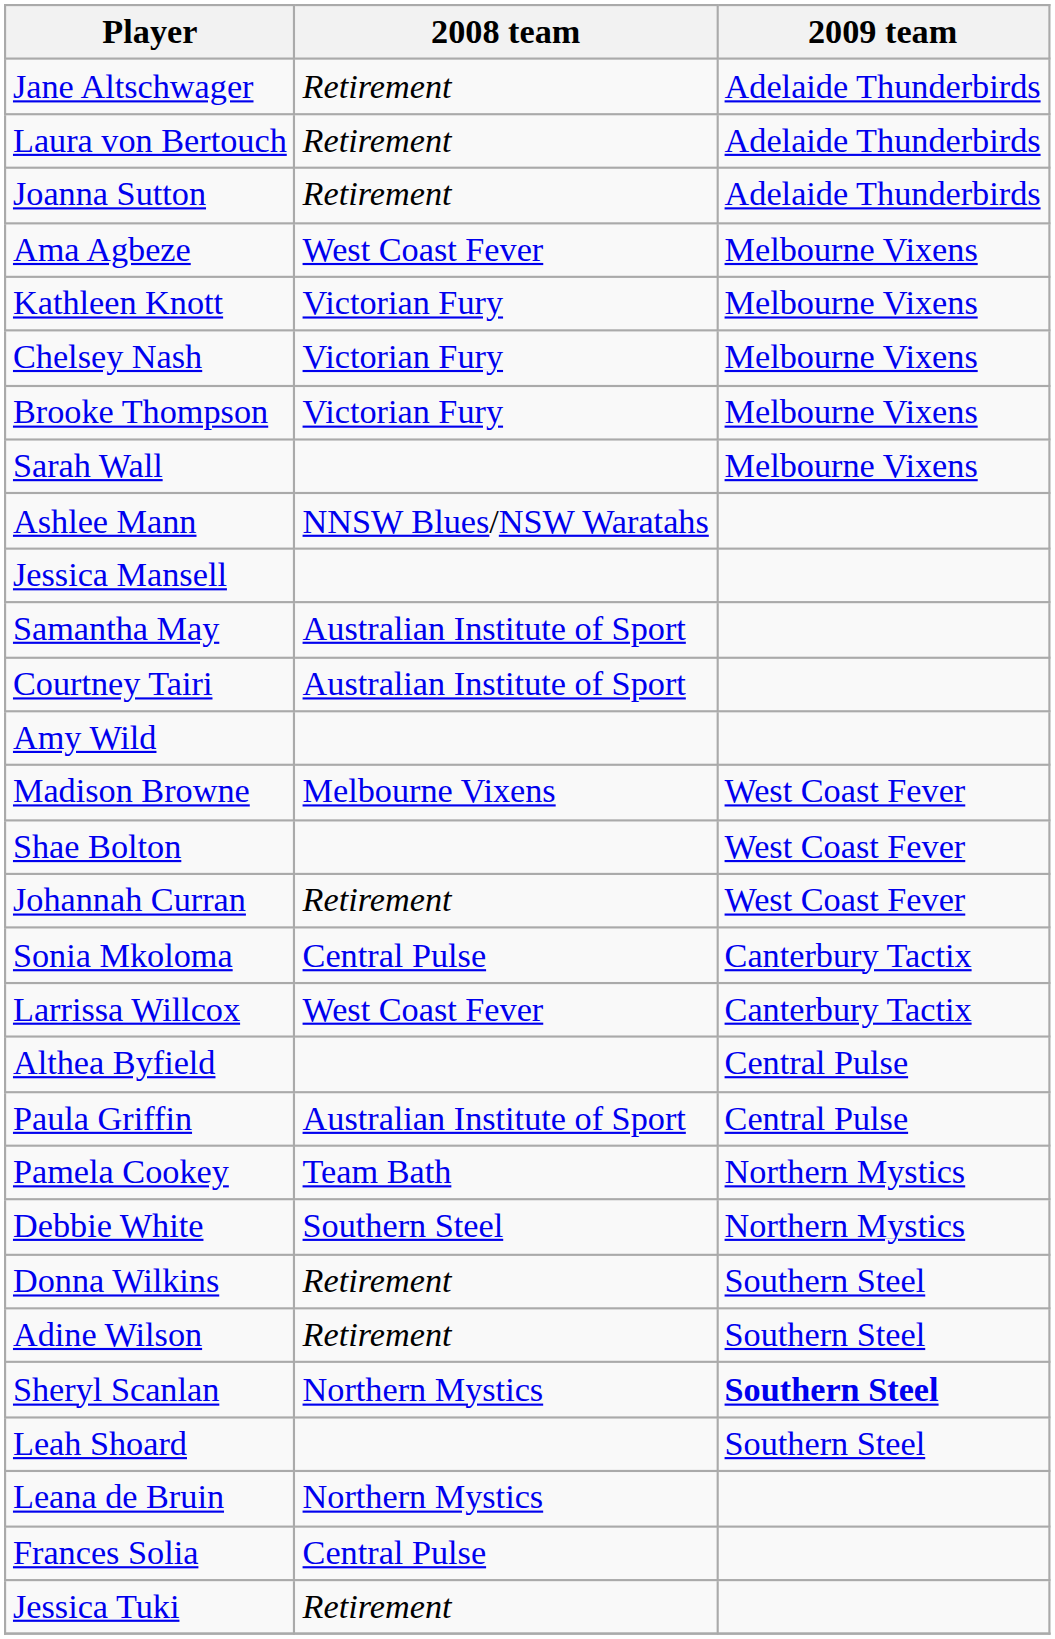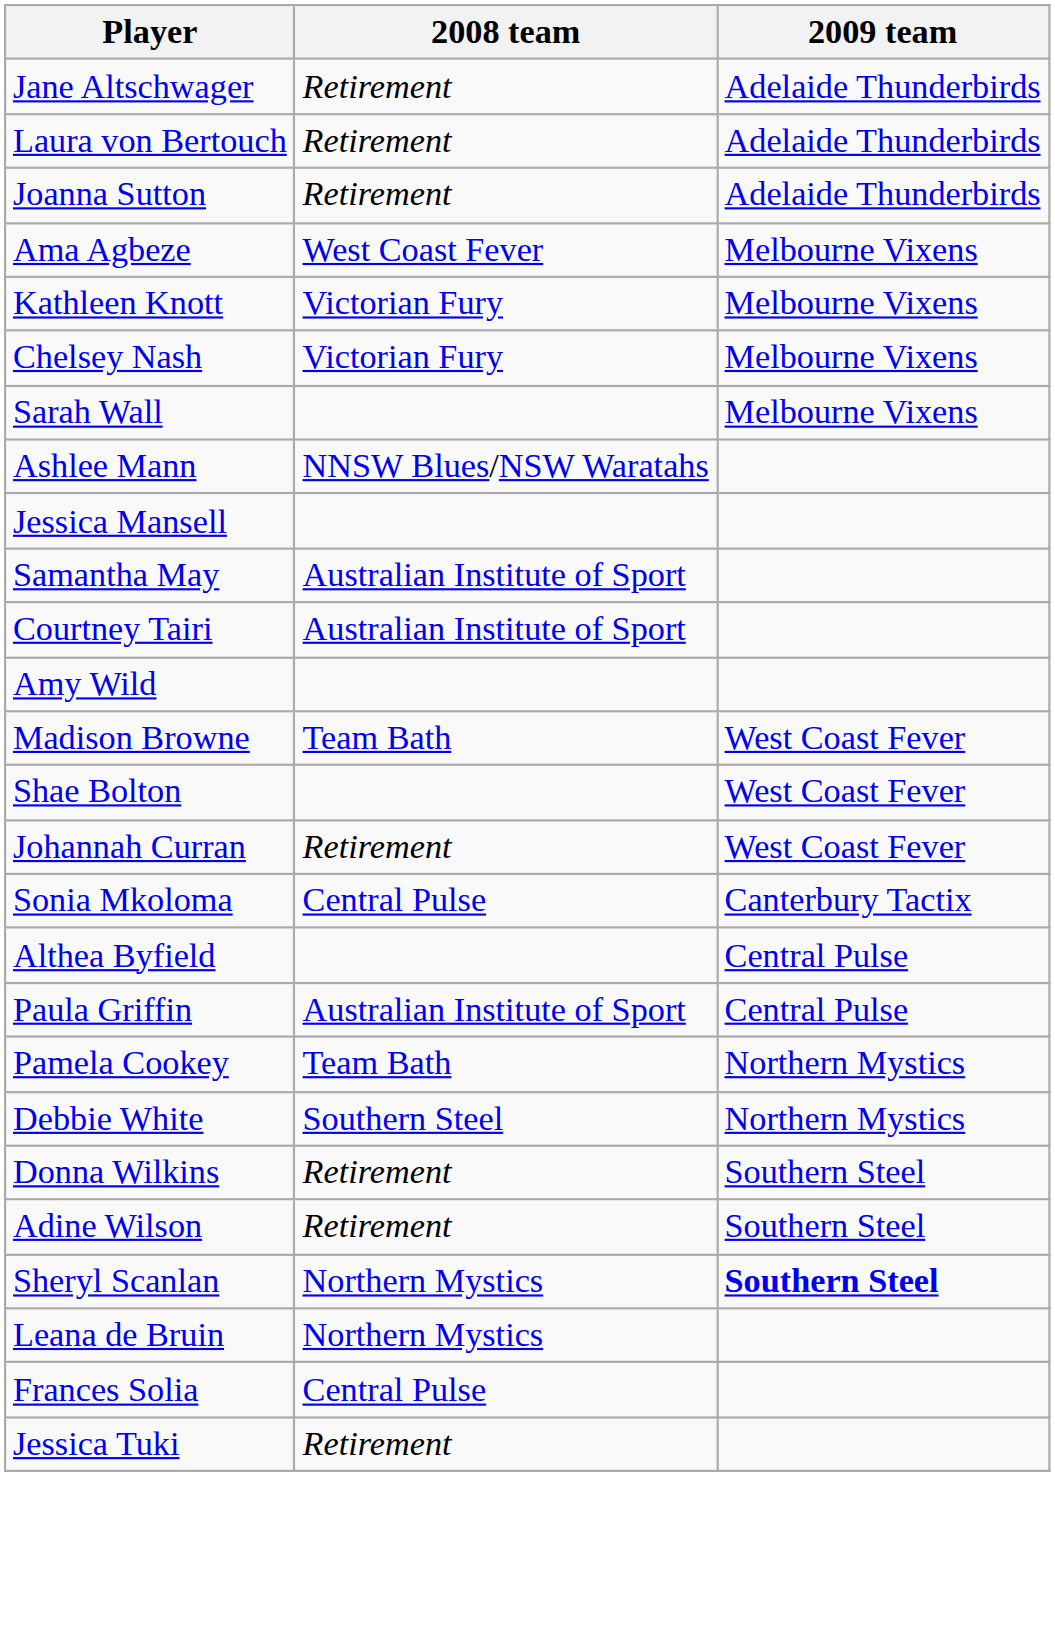- row: (141, 411)
(429, 791) Melbourne Vixens -> (377, 737) Team Bath
- row: (127, 1009)
- row: (100, 1443)
